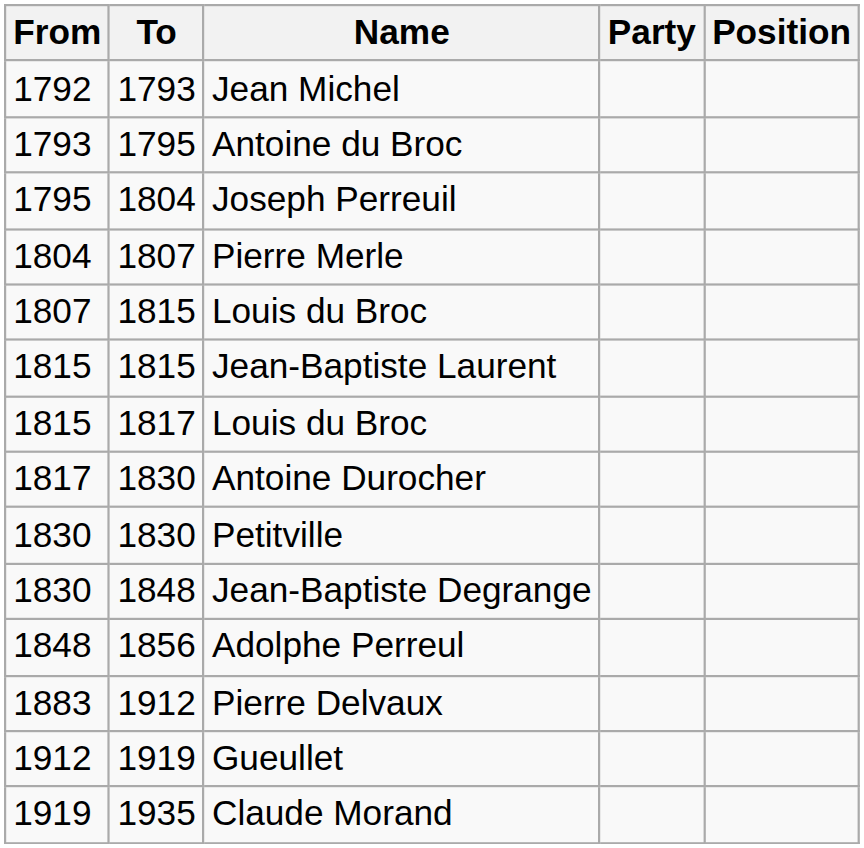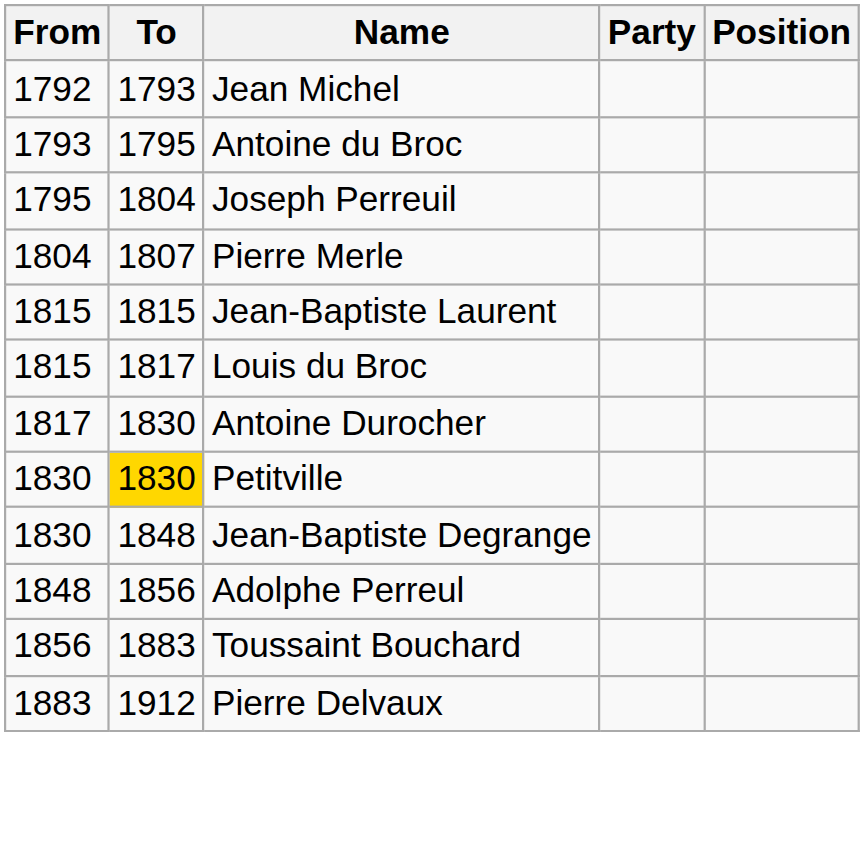- row: (52, 311)
(157, 534) no background -> (157, 479) gold background
+ row: (52, 646)
- row: (52, 758)
- row: (52, 813)
